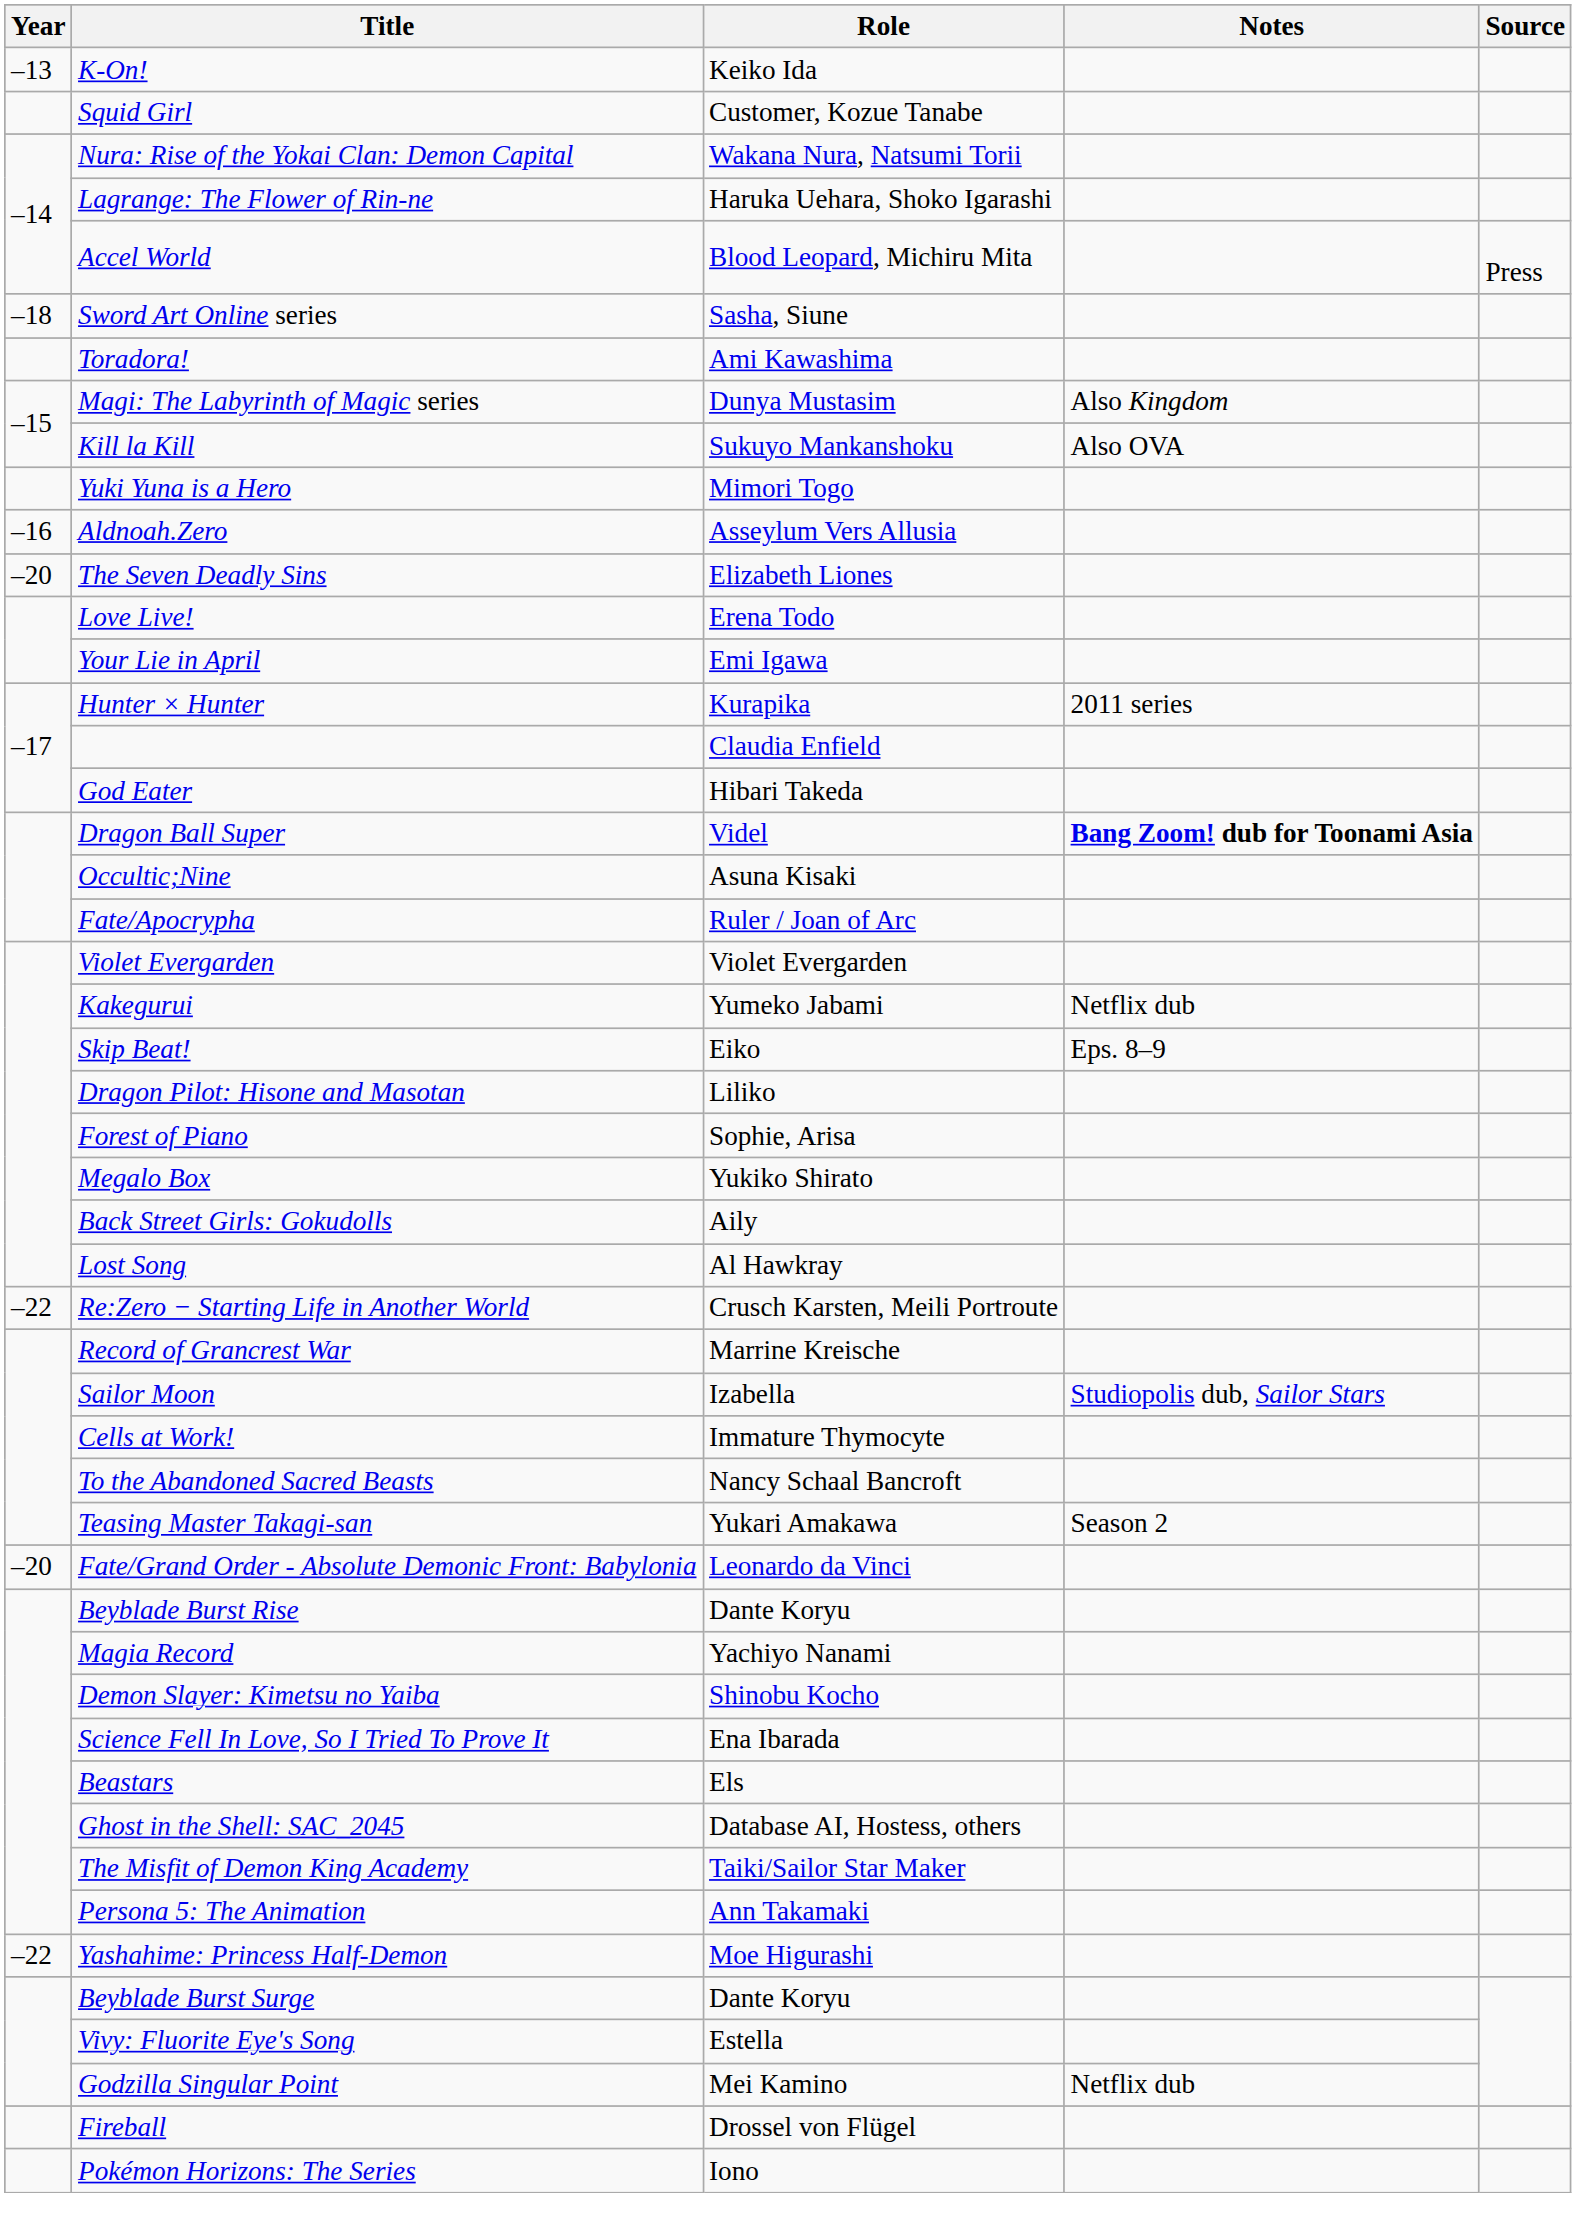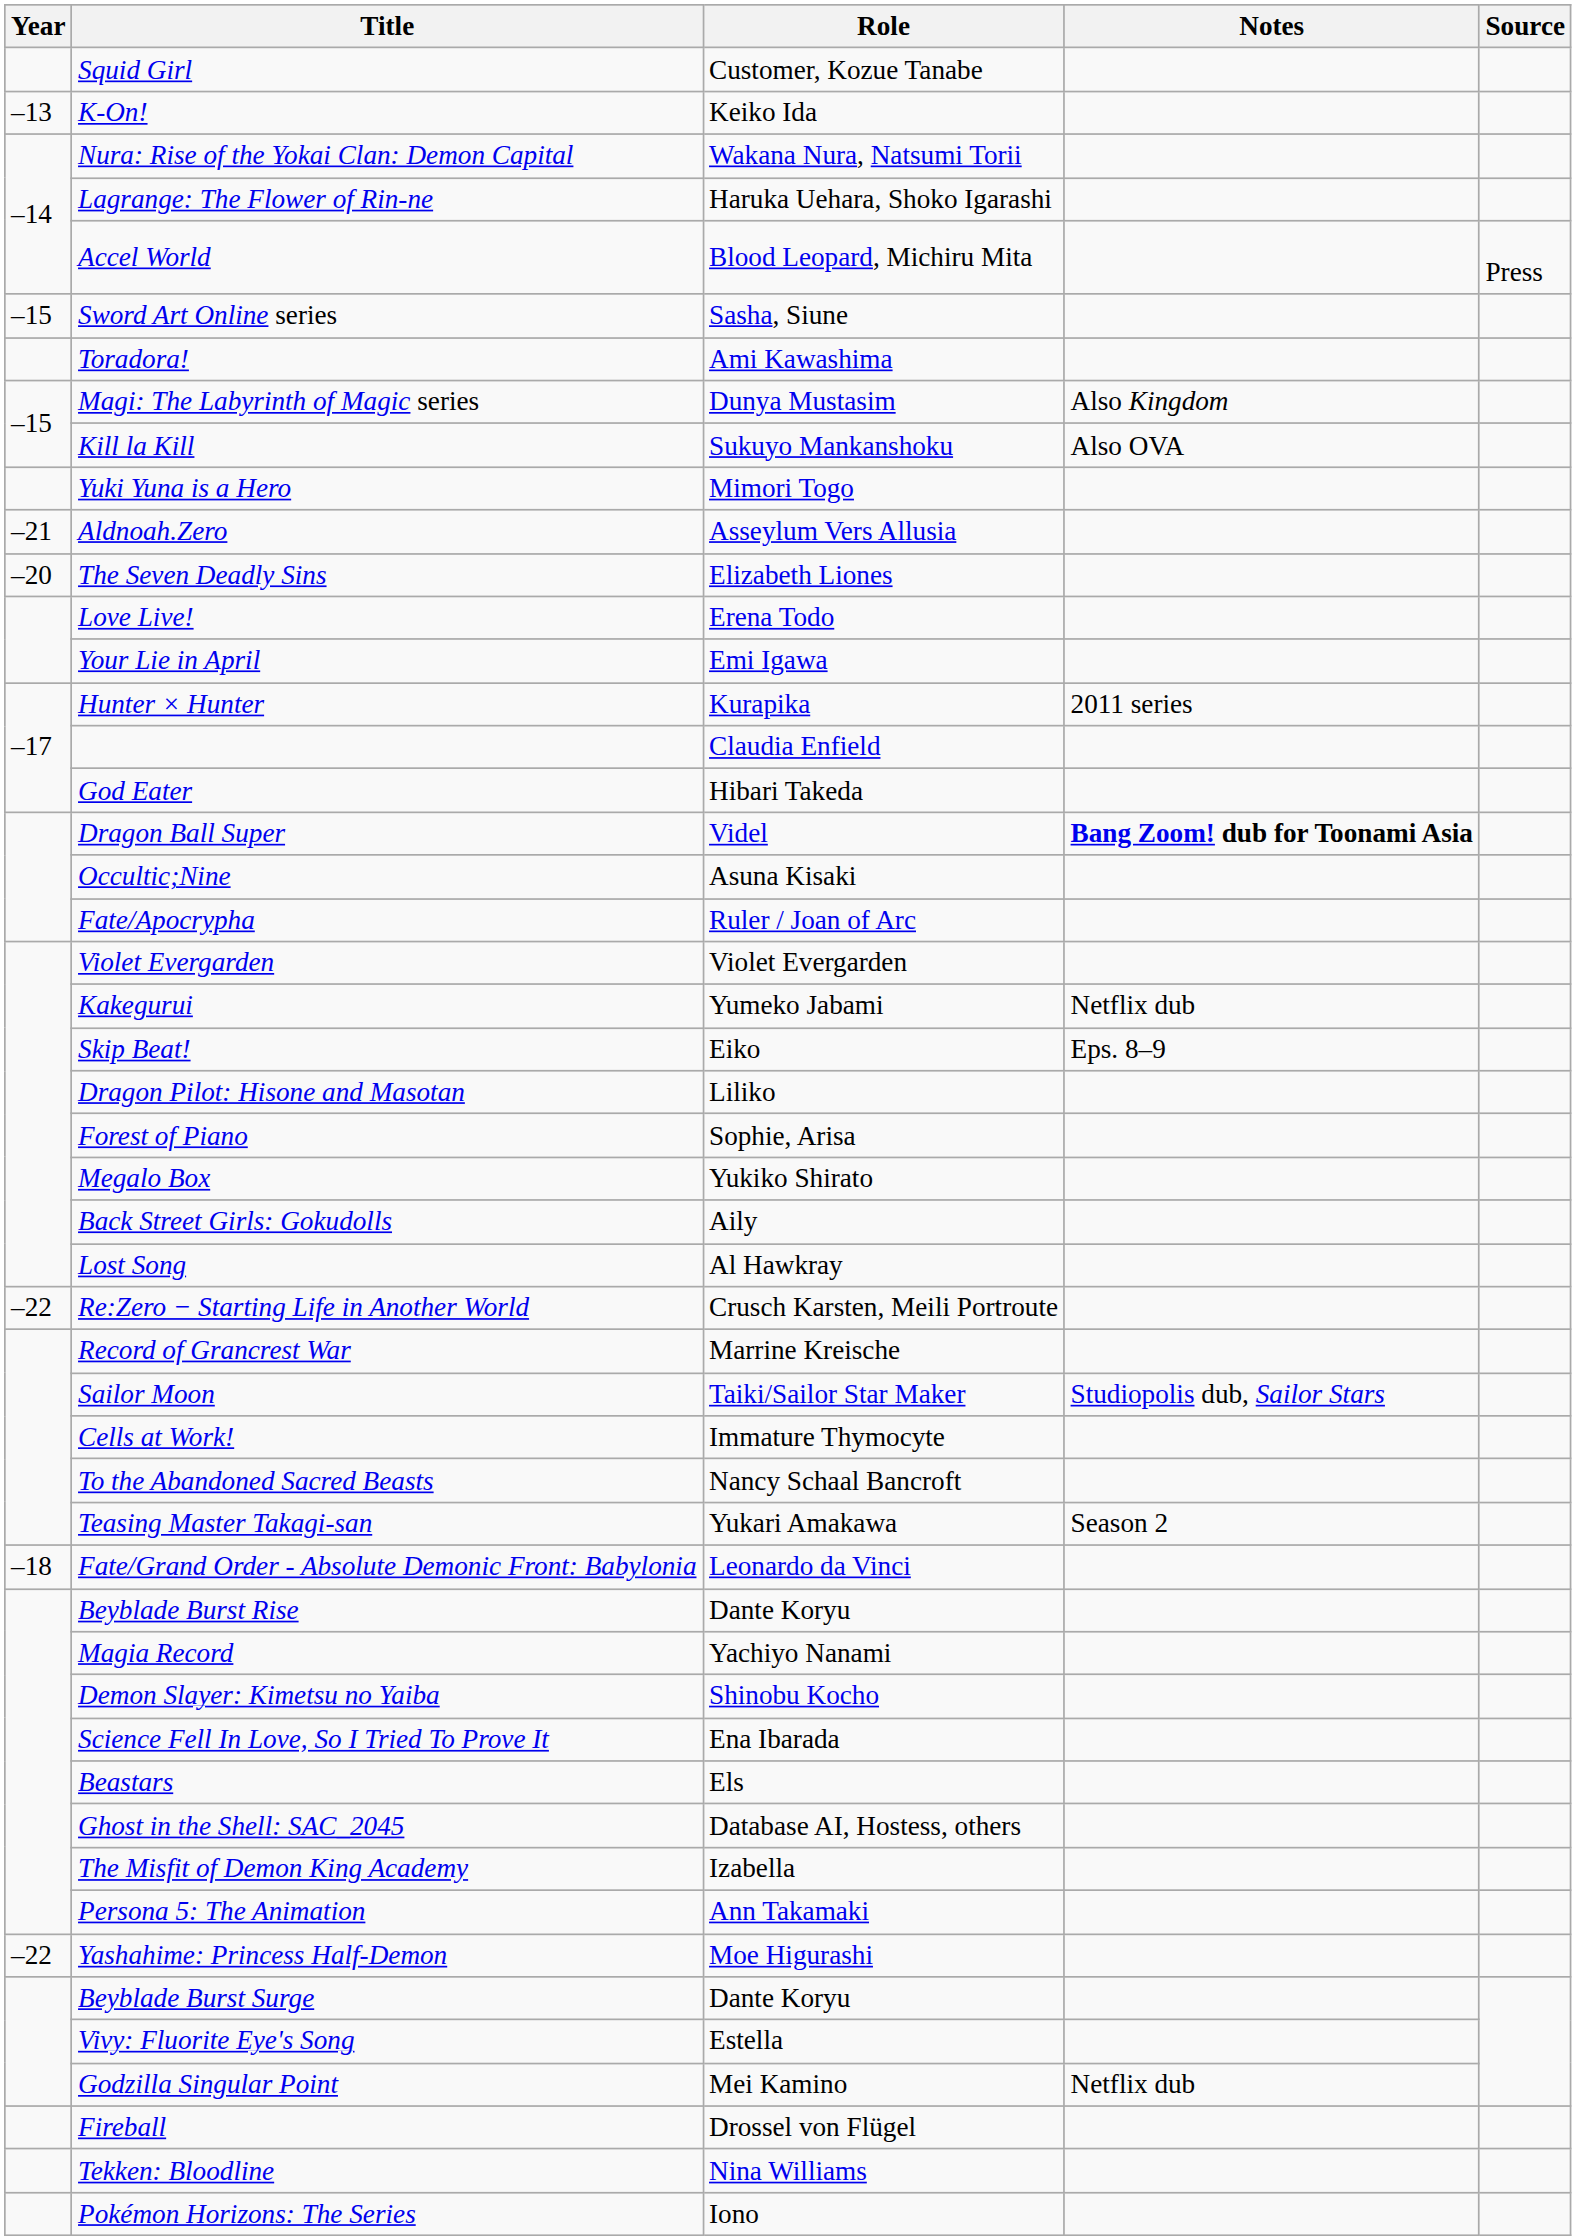rows swapped: (135, 112) <-> (113, 69)
(32, 315) –18 -> (32, 315) –15
(32, 531) –16 -> (32, 531) –21
(752, 1393) Izabella -> (837, 1393) Taiki/Sailor Star Maker
(32, 1566) –20 -> (32, 1566) –18
(837, 1868) Taiki/Sailor Star Maker -> (752, 1868) Izabella
+ row: (176, 2170)
